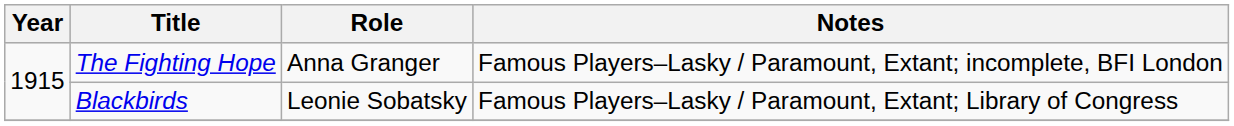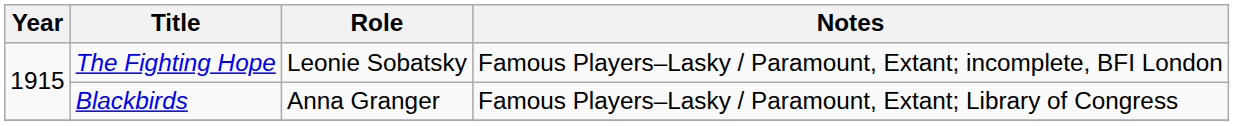(363, 62) Anna Granger -> (377, 62) Leonie Sobatsky
(377, 100) Leonie Sobatsky -> (363, 100) Anna Granger
